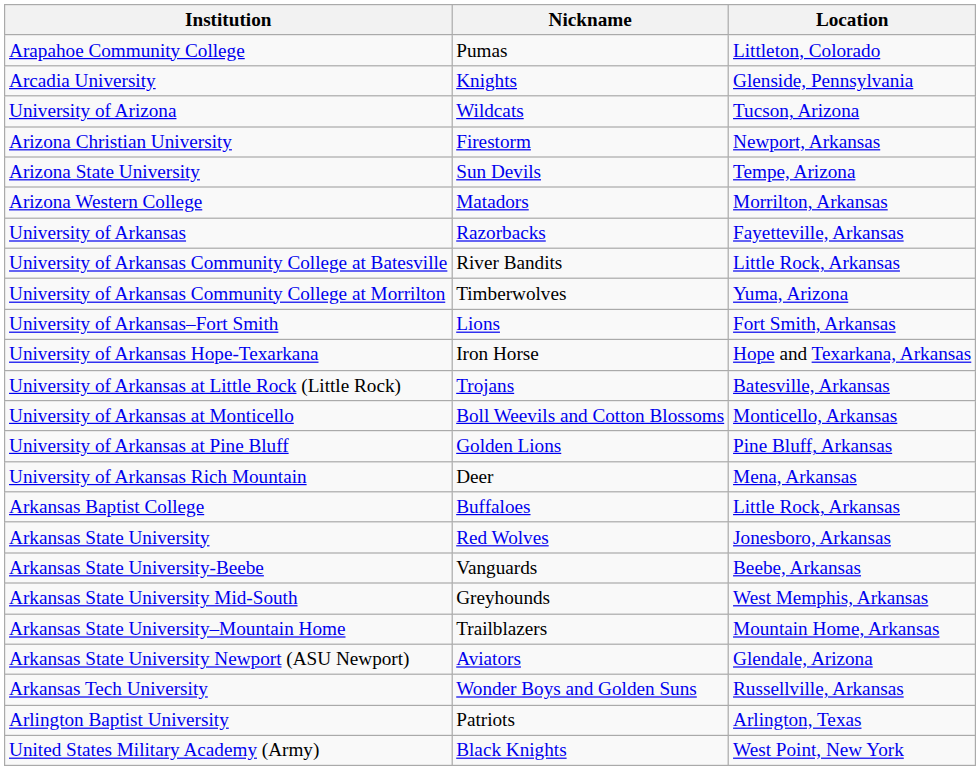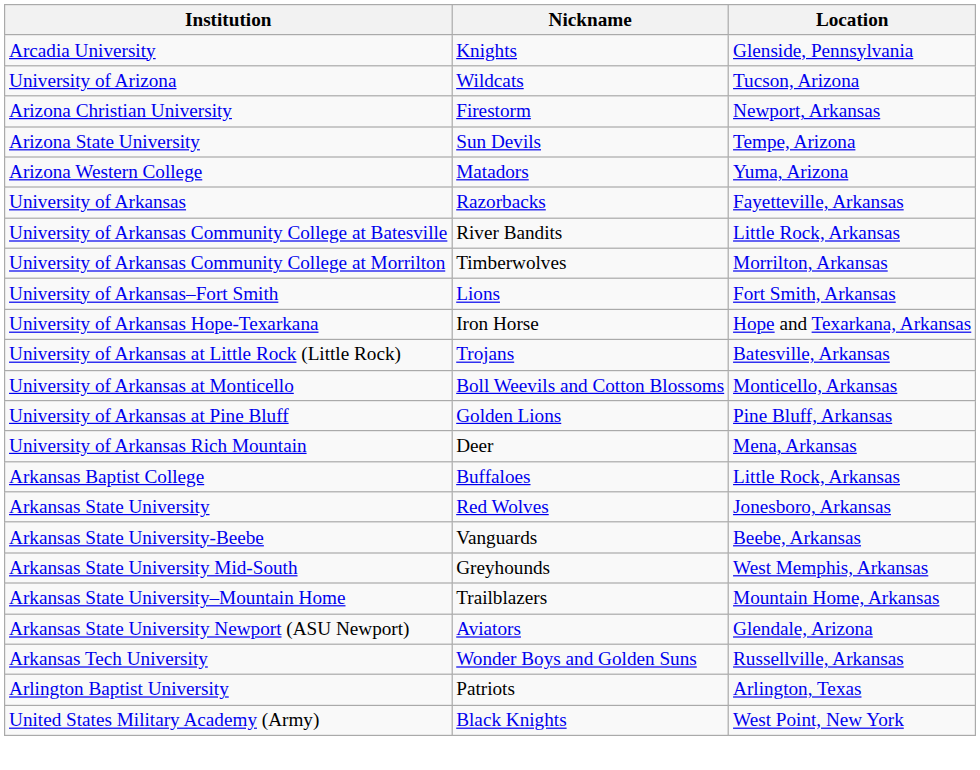- row: (127, 50)
(810, 202) Morrilton, Arkansas -> (791, 171) Yuma, Arizona
(791, 293) Yuma, Arizona -> (810, 263) Morrilton, Arkansas
